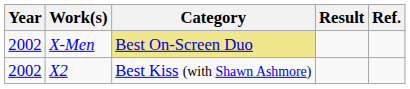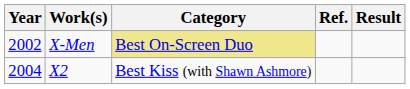columns swapped: (342, 17) <-> (387, 17)
(25, 70) 2002 -> (25, 70) 2004
